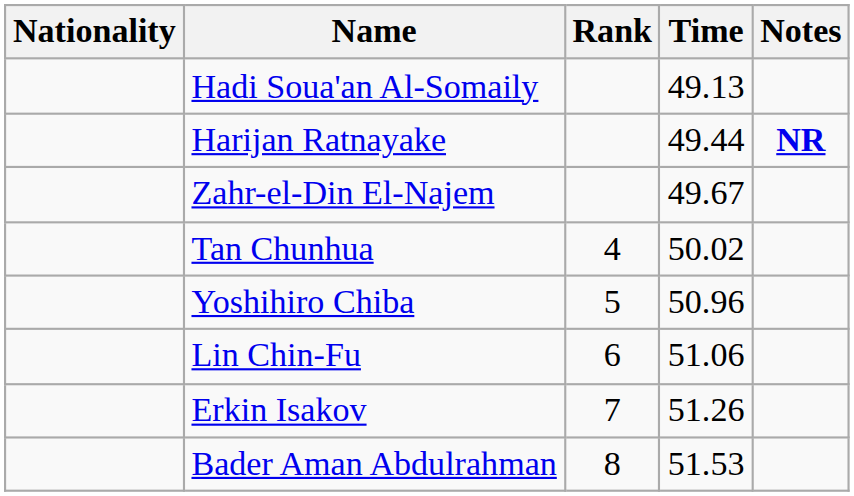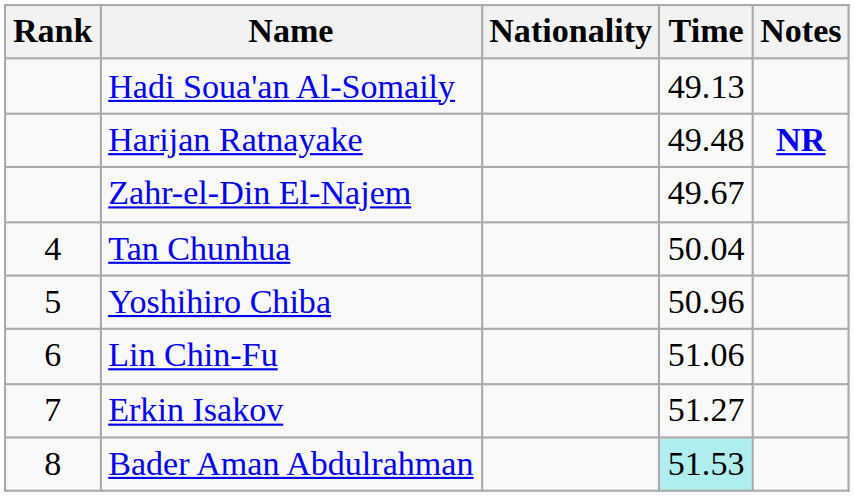columns swapped: (612, 31) <-> (94, 31)
(706, 139) 49.44 -> (706, 139) 49.48
(706, 247) 50.02 -> (706, 247) 50.04
(706, 409) 51.26 -> (706, 409) 51.27
(706, 463) no background -> (706, 463) paleturquoise background
